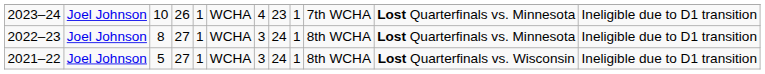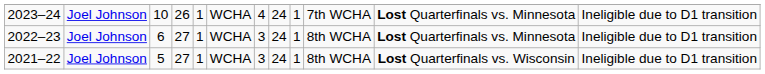(279, 15) 23 -> (279, 15) 24
(161, 36) 8 -> (161, 36) 6
